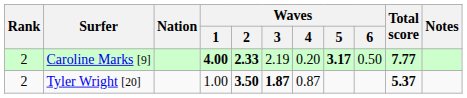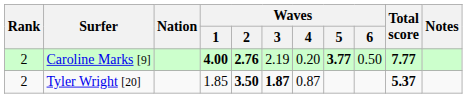(247, 59) 2.33 -> (247, 59) 2.76
(339, 59) 3.17 -> (339, 59) 3.77
(216, 81) 1.00 -> (216, 81) 1.85
